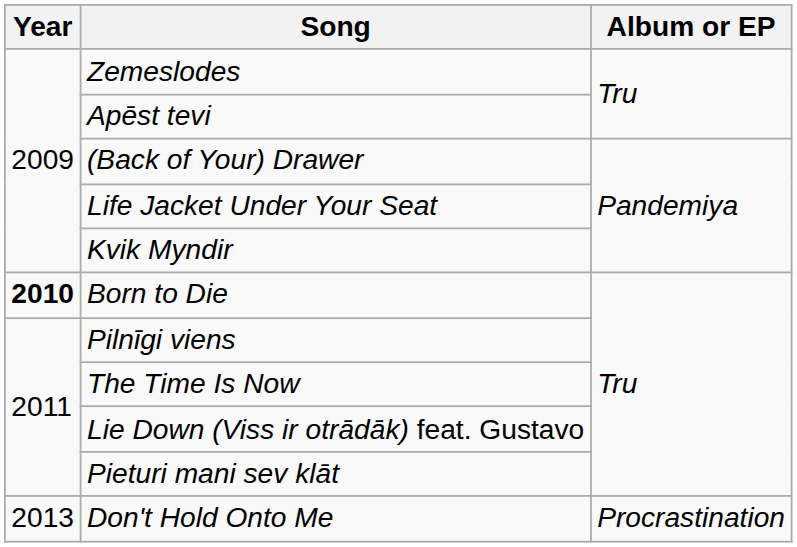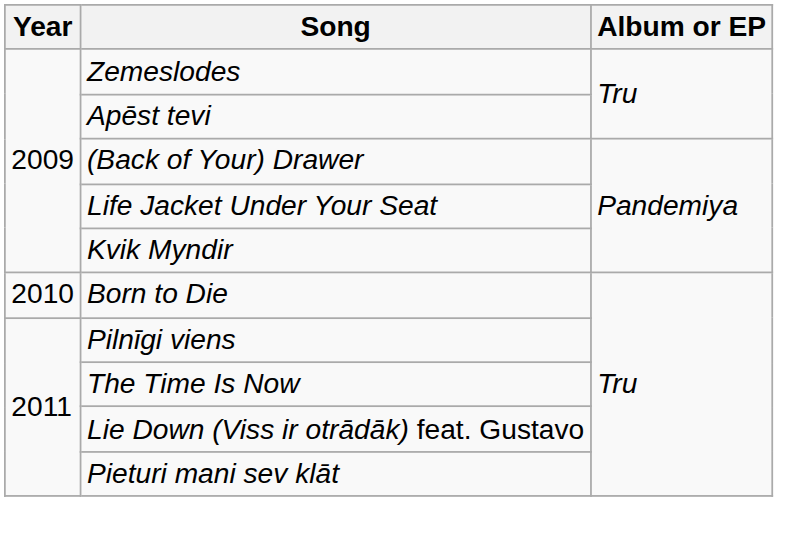(43, 294) bold -> (43, 294) normal
- row: (210, 518)
